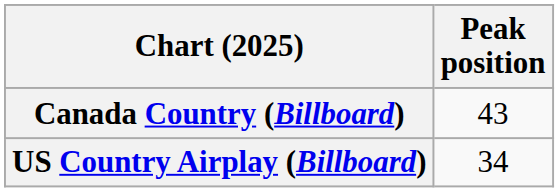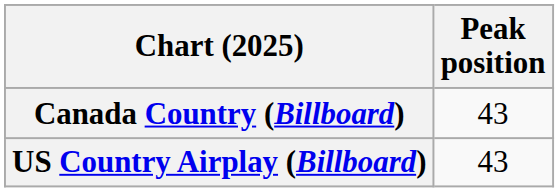(493, 161) 34 -> (493, 161) 43
